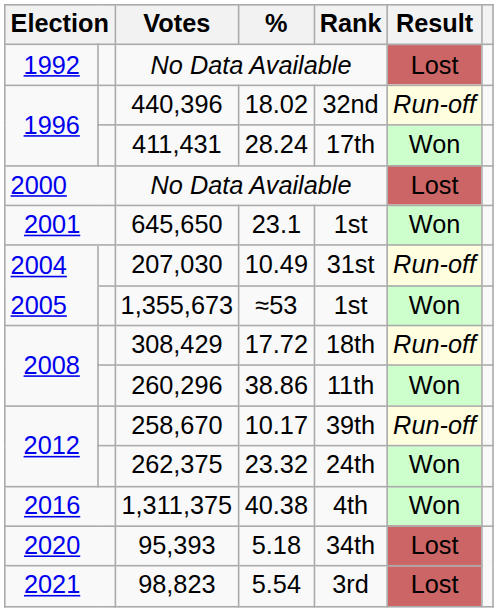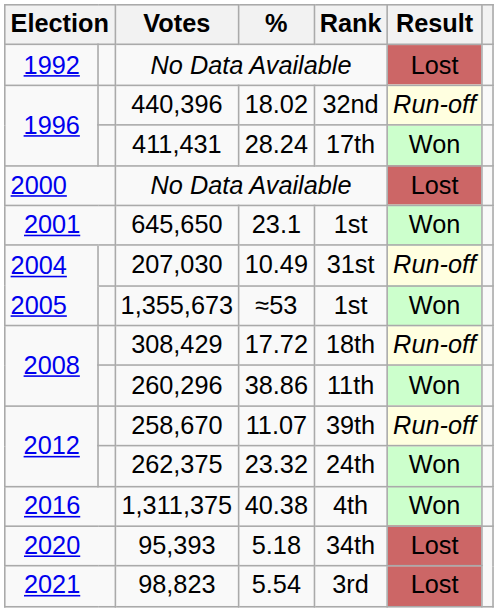(276, 425) 10.17 -> (276, 425) 11.07
